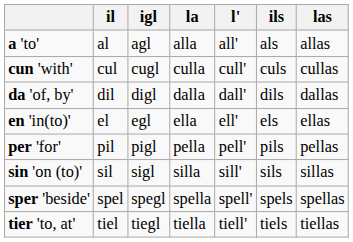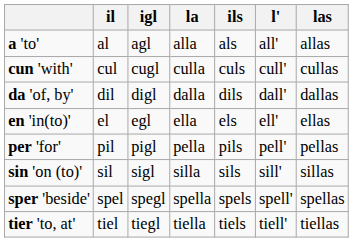columns swapped: (236, 17) <-> (276, 17)
